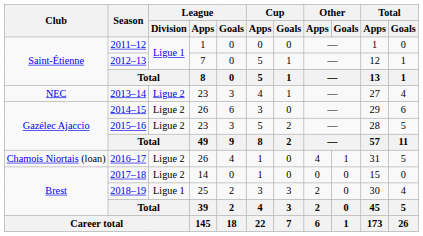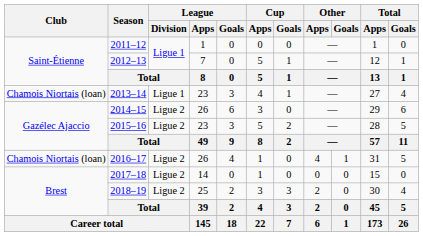(56, 93) NEC -> (56, 93) Chamois Niortais (loan)
(169, 93) Ligue 2 -> (169, 93) Ligue 1
(169, 191) Ligue 1 -> (169, 191) Ligue 2
